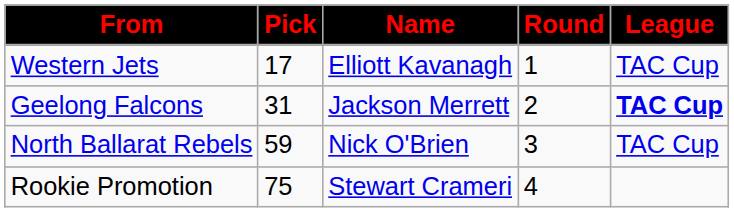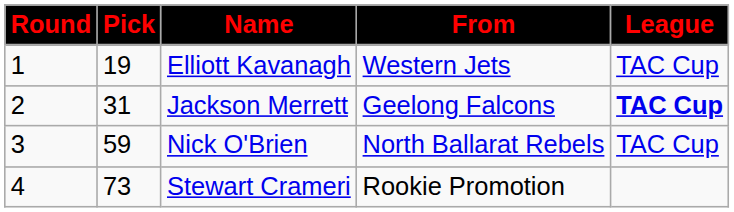columns swapped: (564, 24) <-> (132, 24)
(278, 65) 17 -> (117, 65) 19
(278, 186) 75 -> (117, 186) 73
